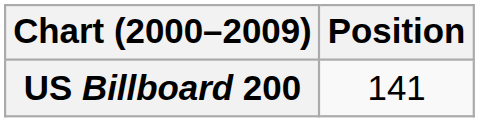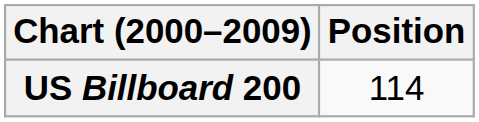(397, 87) 141 -> (397, 87) 114
